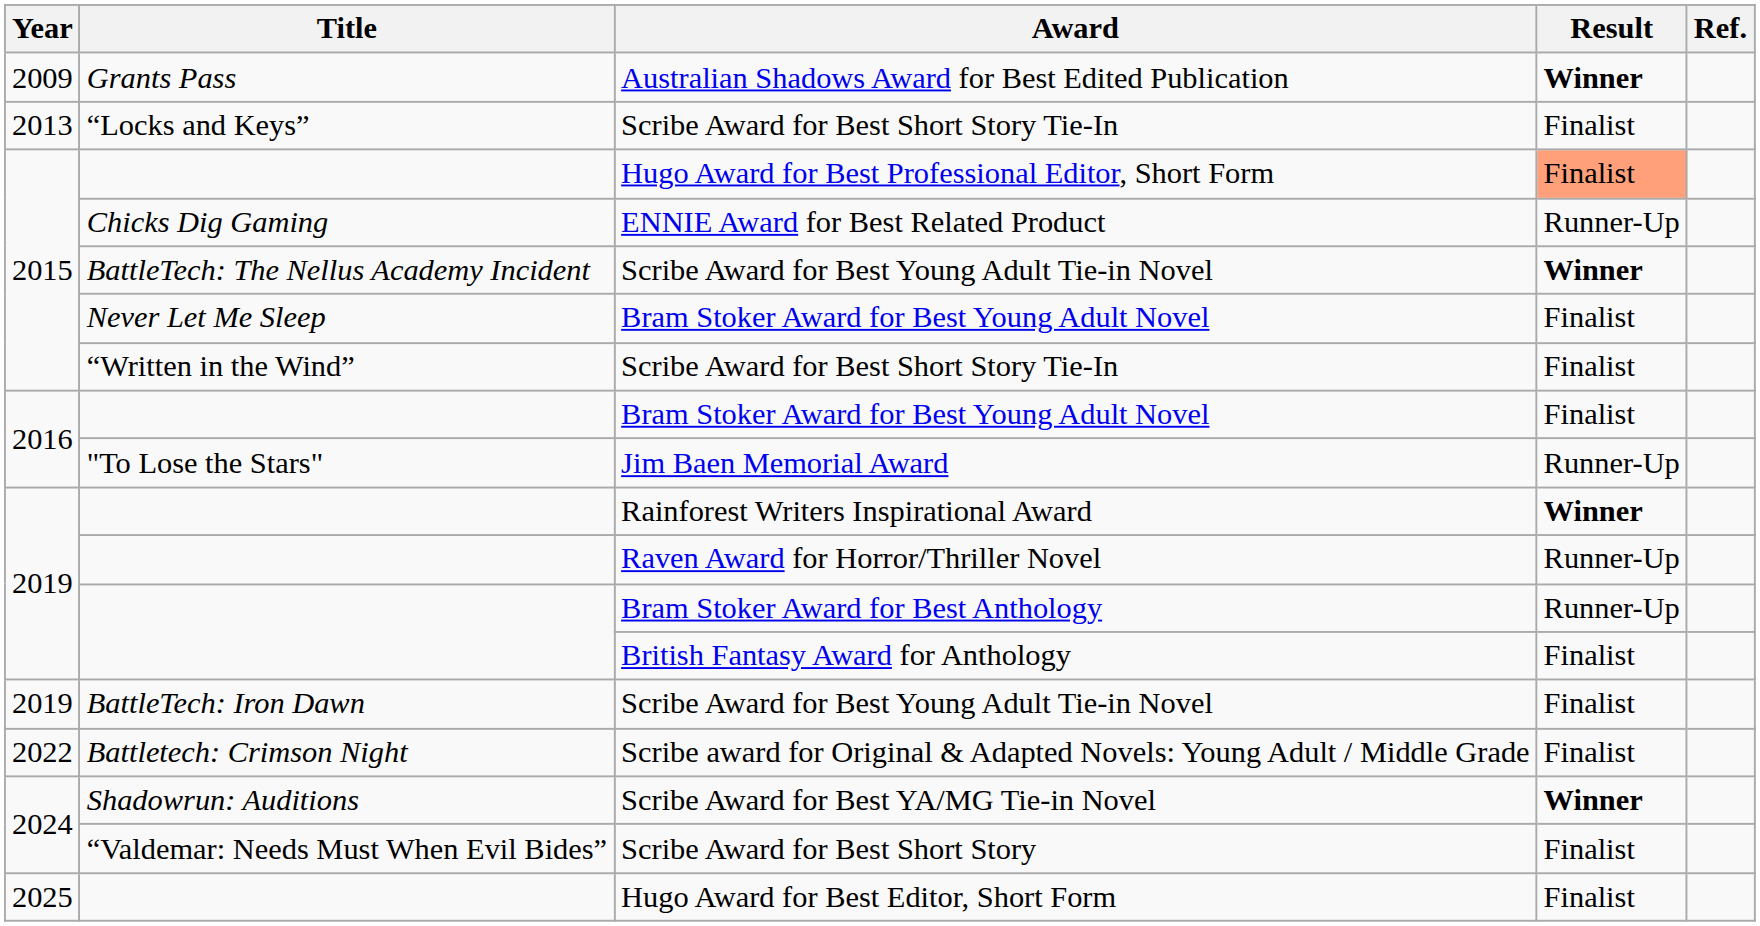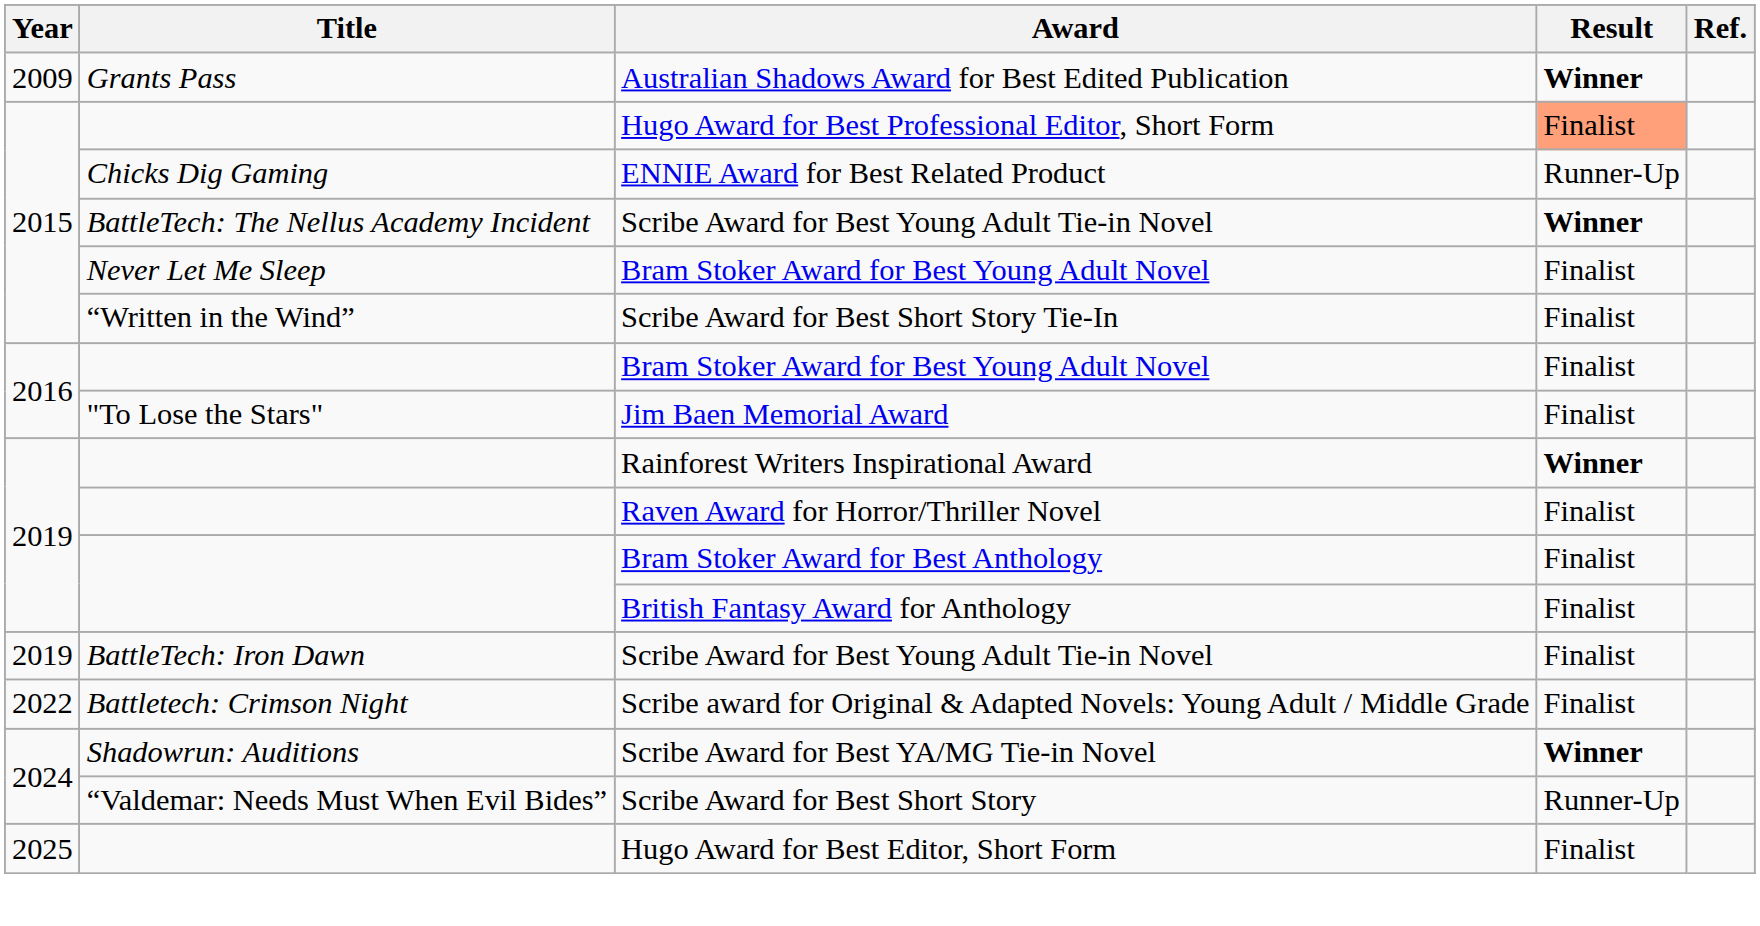- row: (198, 125)
(1612, 462) Runner-Up -> (1589, 414) Finalist
(1612, 558) Runner-Up -> (1589, 510) Finalist
(1612, 607) Runner-Up -> (1589, 558) Finalist
(1589, 848) Finalist -> (1612, 800) Runner-Up
